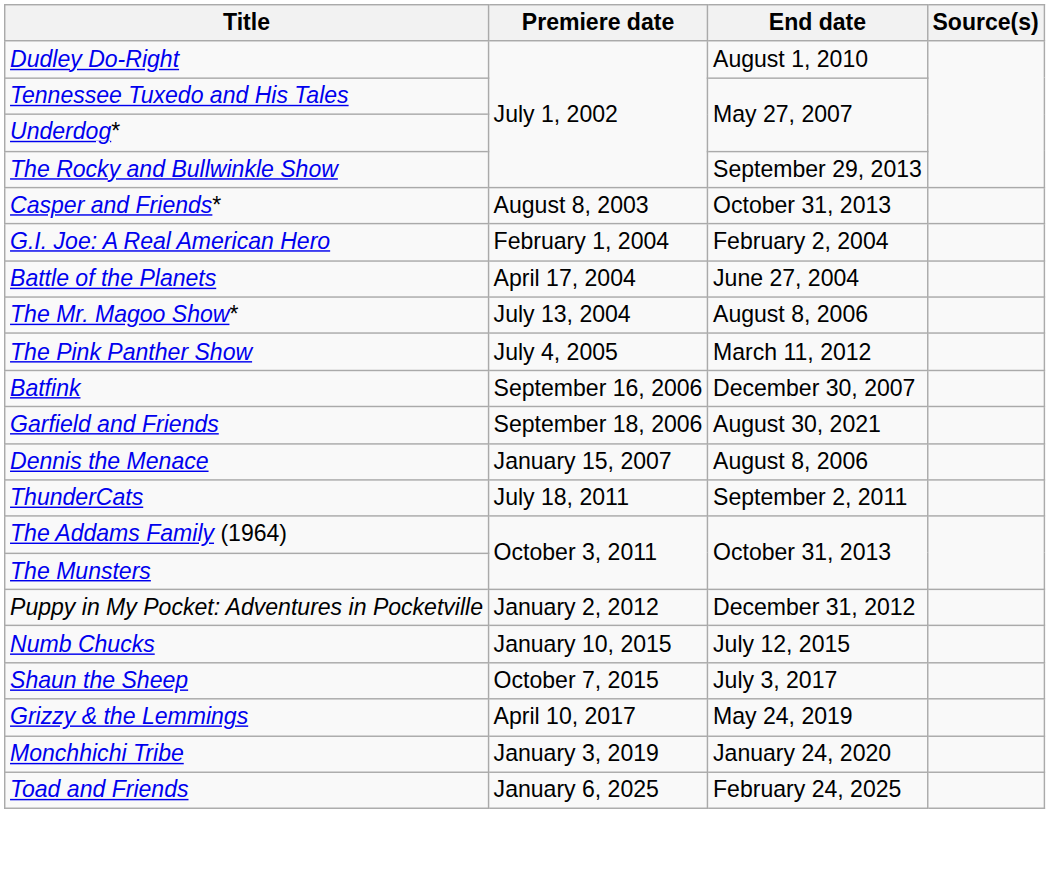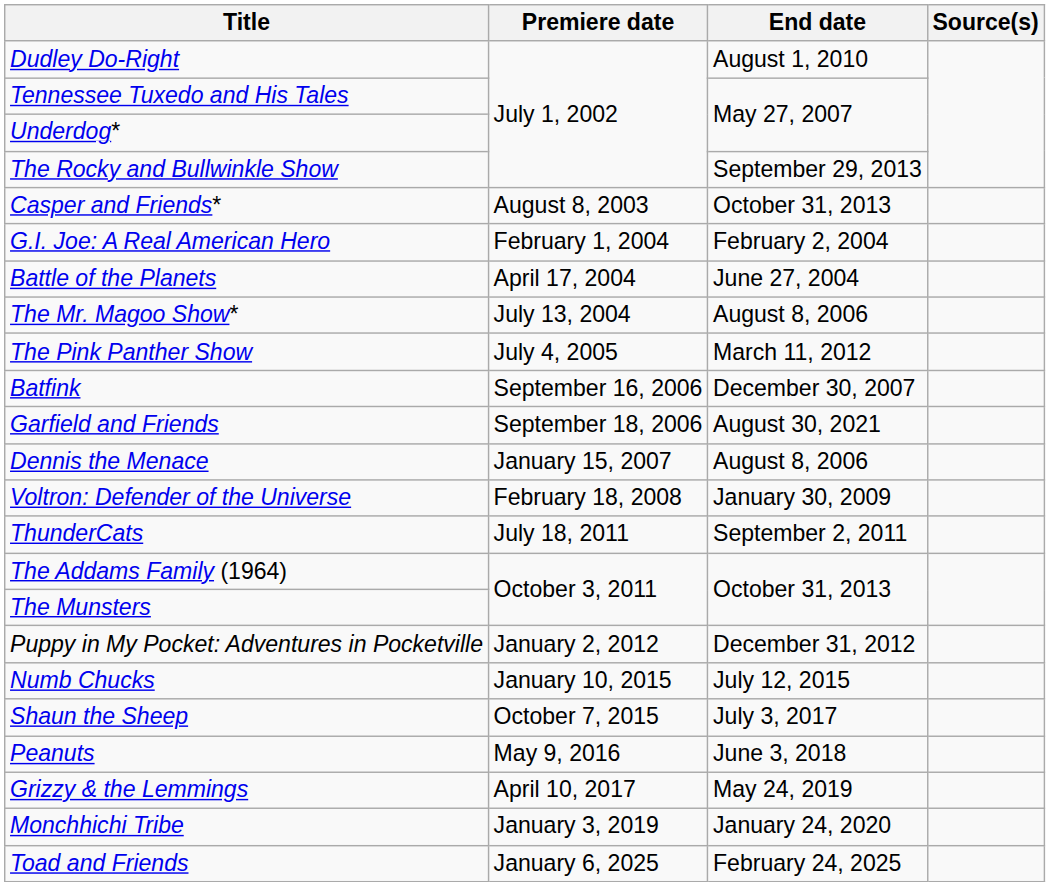+ row: (181, 497)
+ row: (52, 753)
